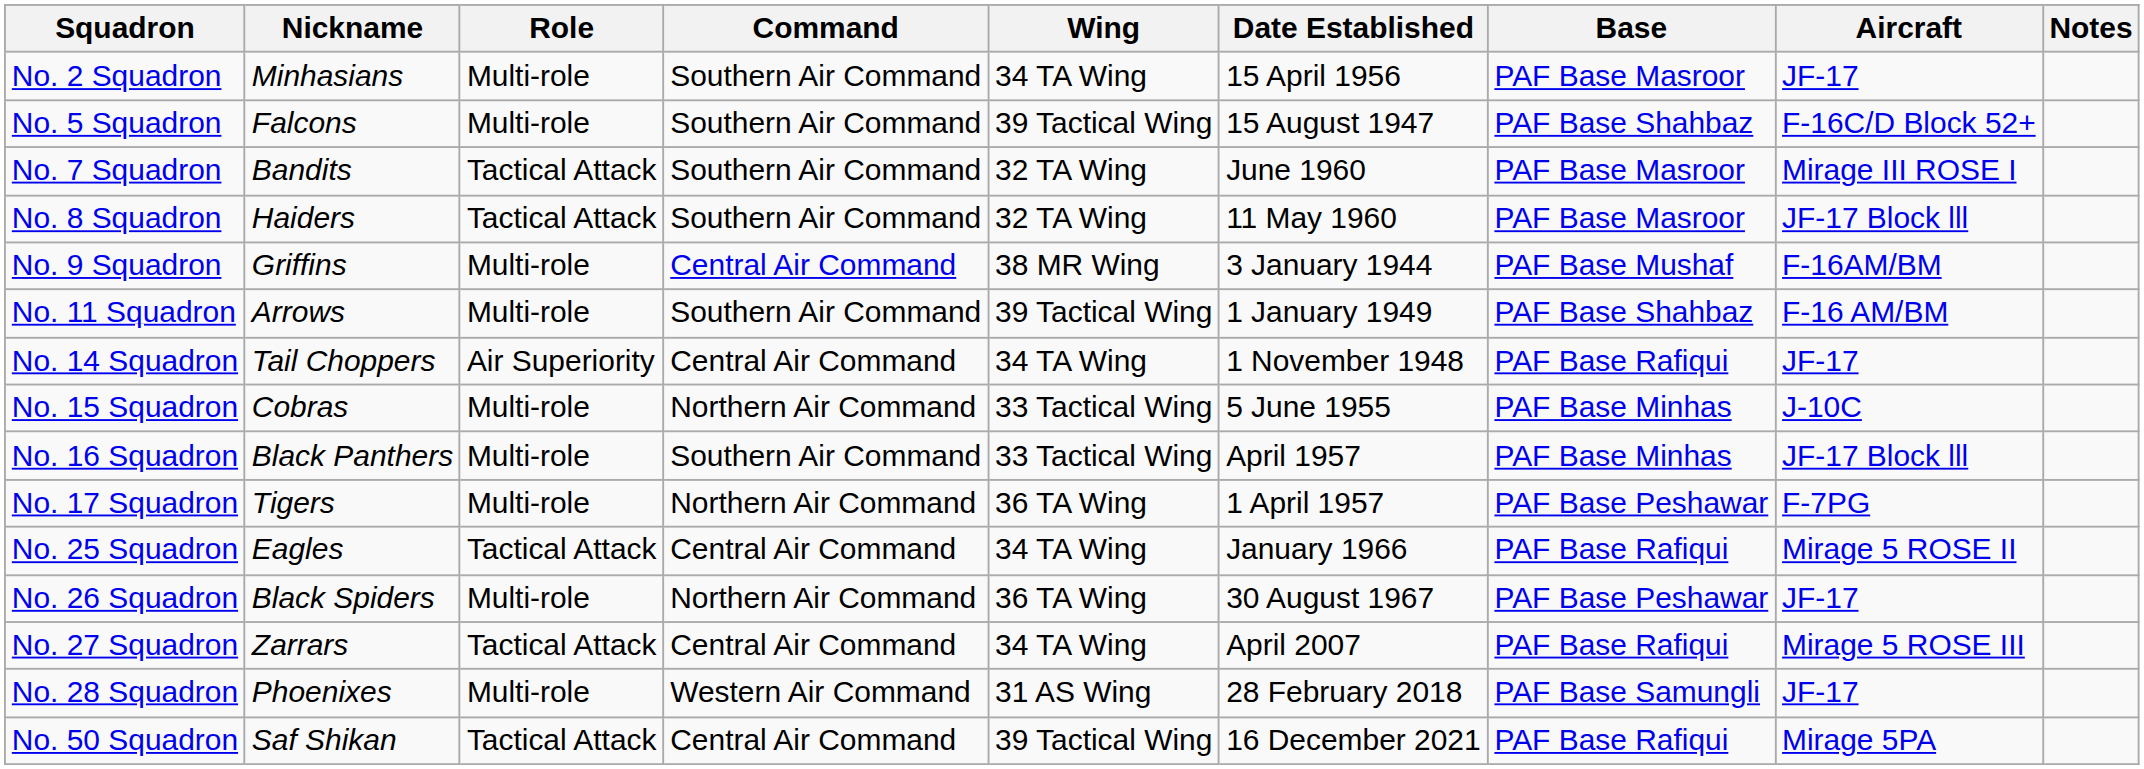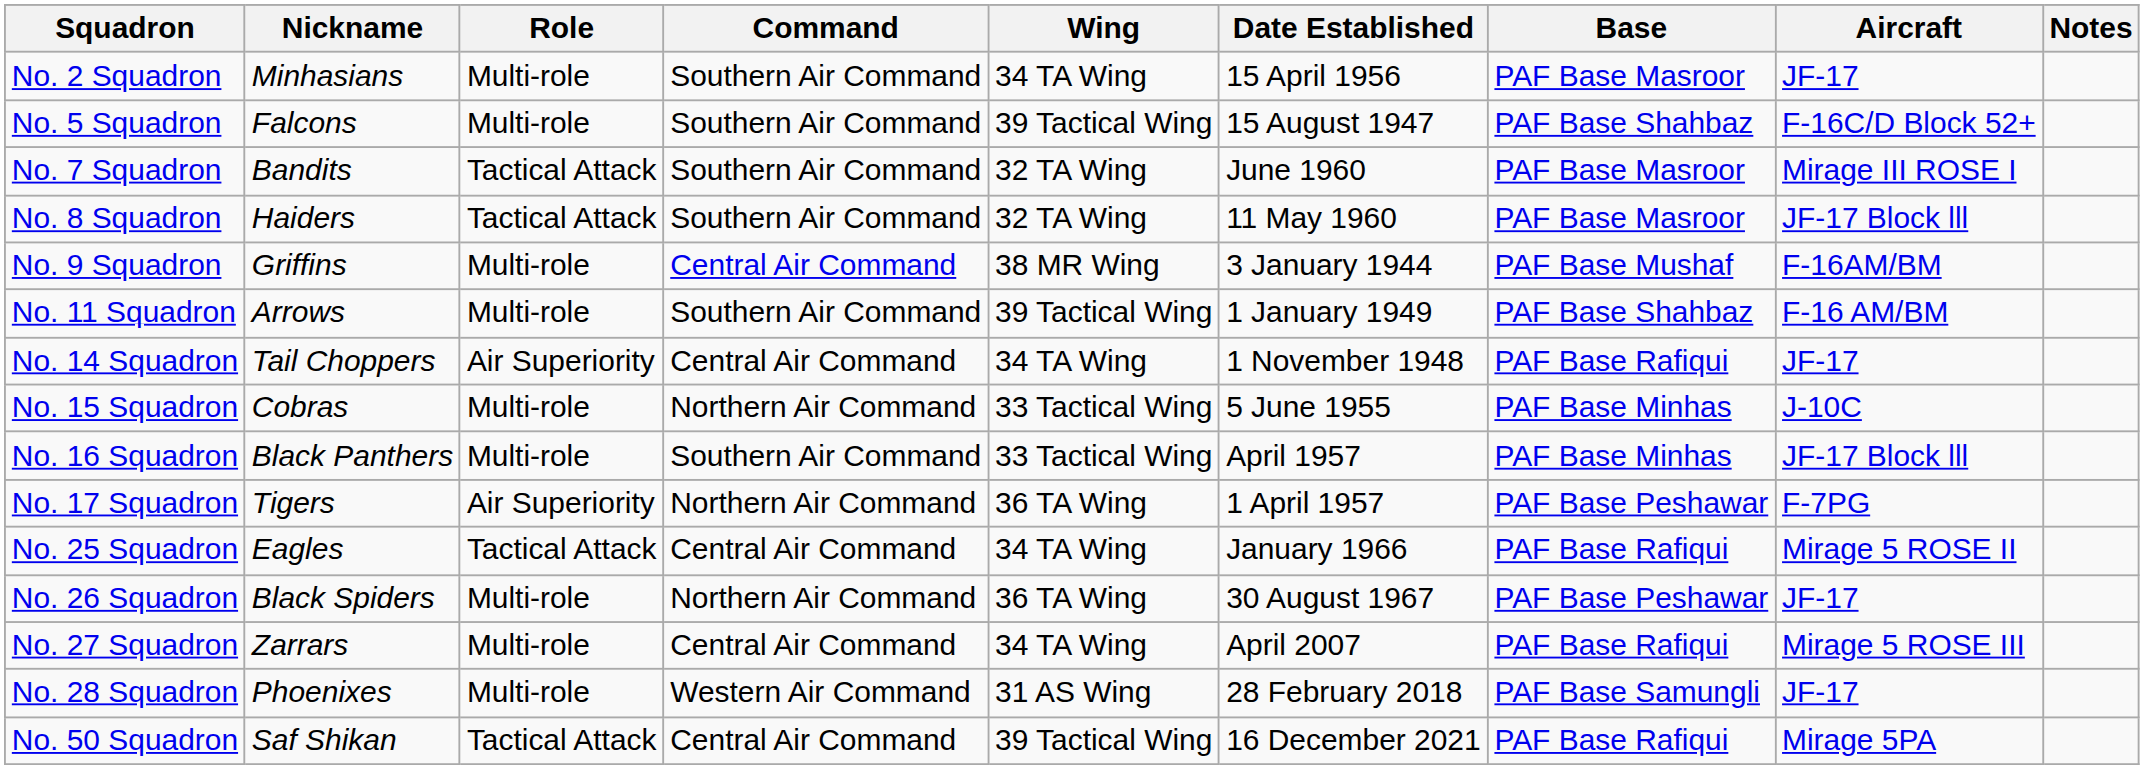(528, 502) Multi-role -> (561, 502) Air Superiority
(562, 645) Tactical Attack -> (528, 645) Multi-role
